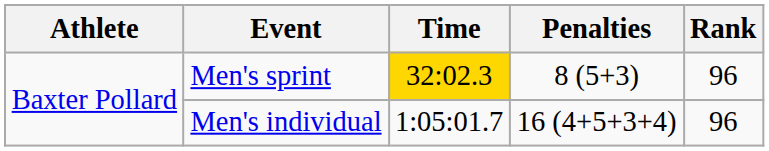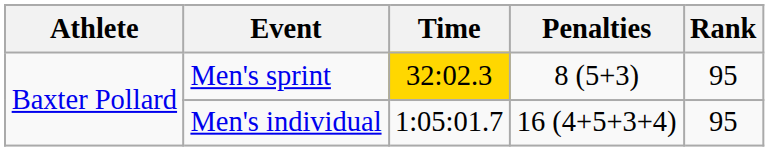(723, 75) 96 -> (723, 75) 95
(723, 122) 96 -> (723, 122) 95
